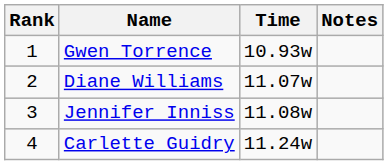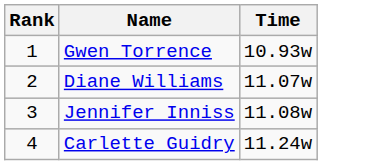- column: (350, 20)
